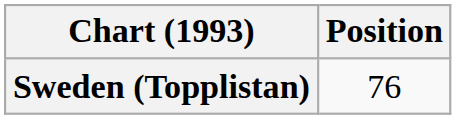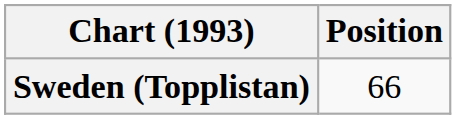(384, 85) 76 -> (384, 85) 66
